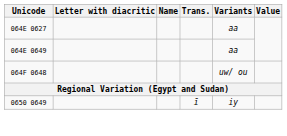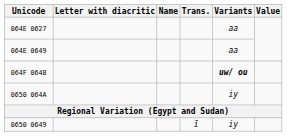(233, 72) normal -> (233, 72) bold
+ row: (29, 95)
